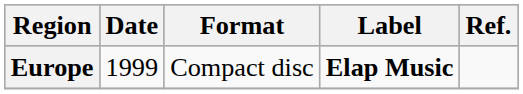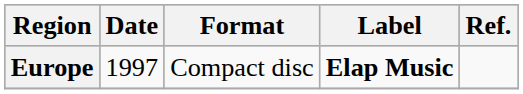(132, 66) 1999 -> (132, 66) 1997
